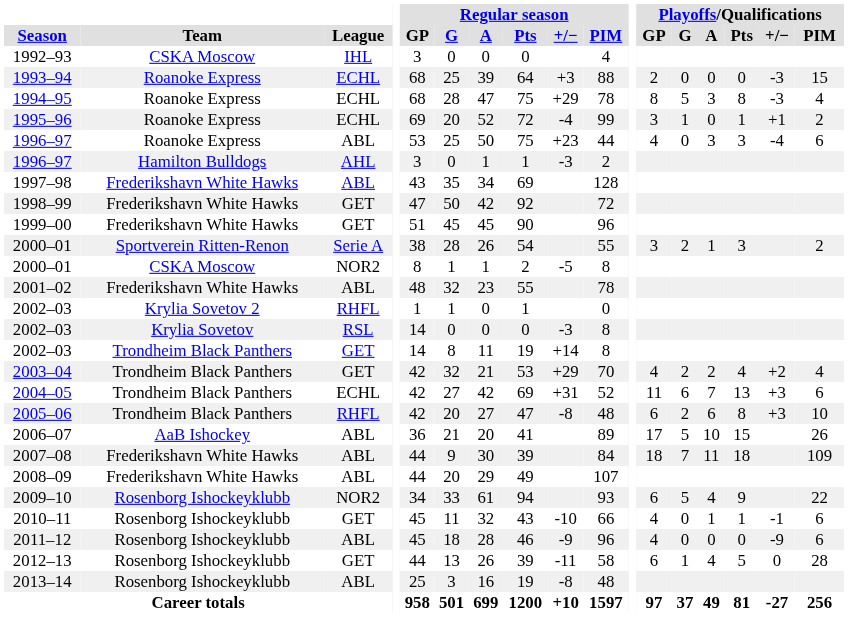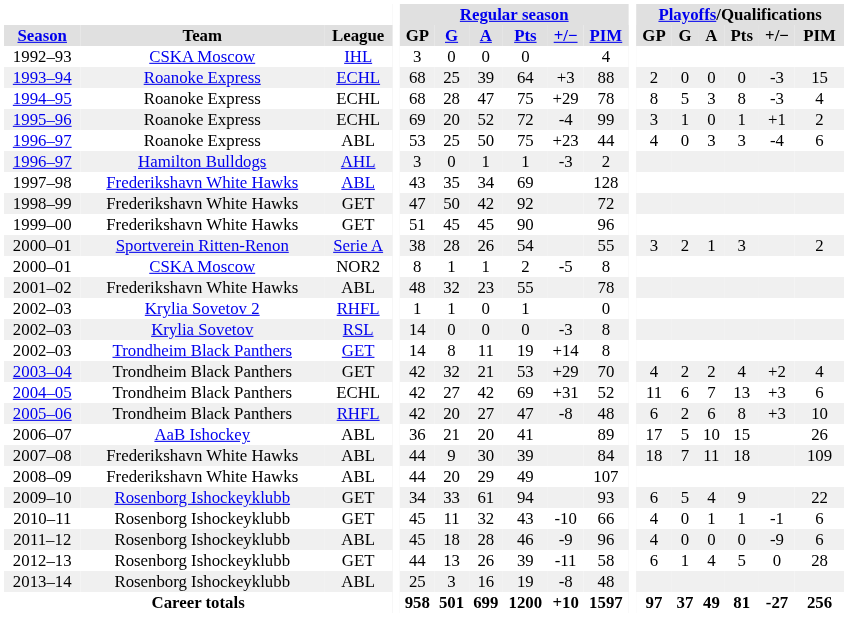(358, 497) NOR2 -> (358, 497) GET
